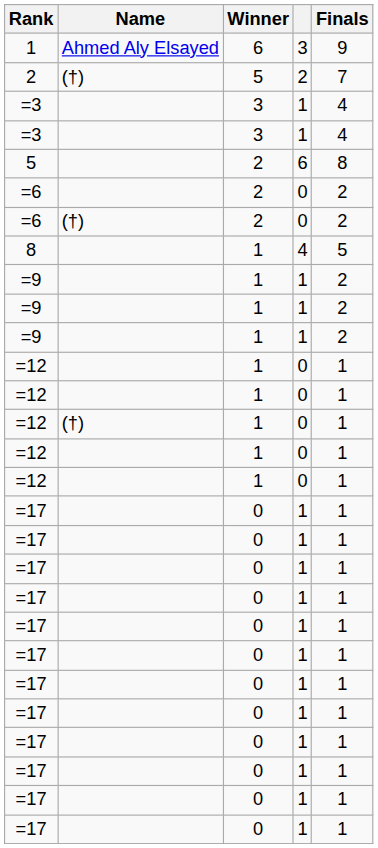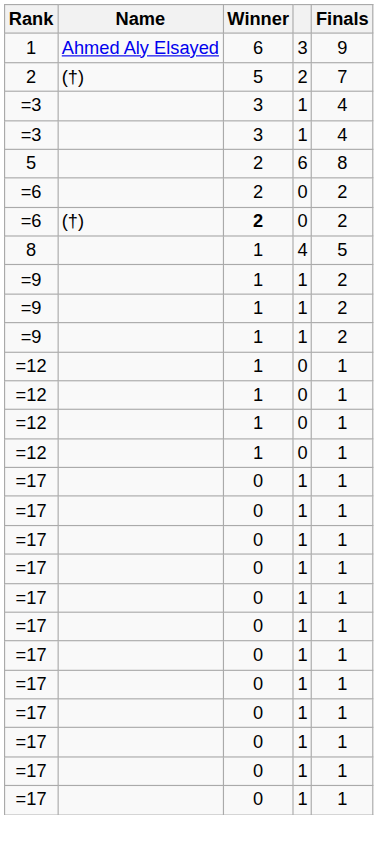(258, 221) normal -> (258, 221) bold
- row: (31, 423)
